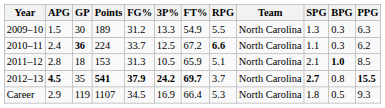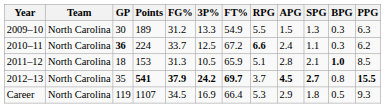columns swapped: (270, 12) <-> (59, 12)
